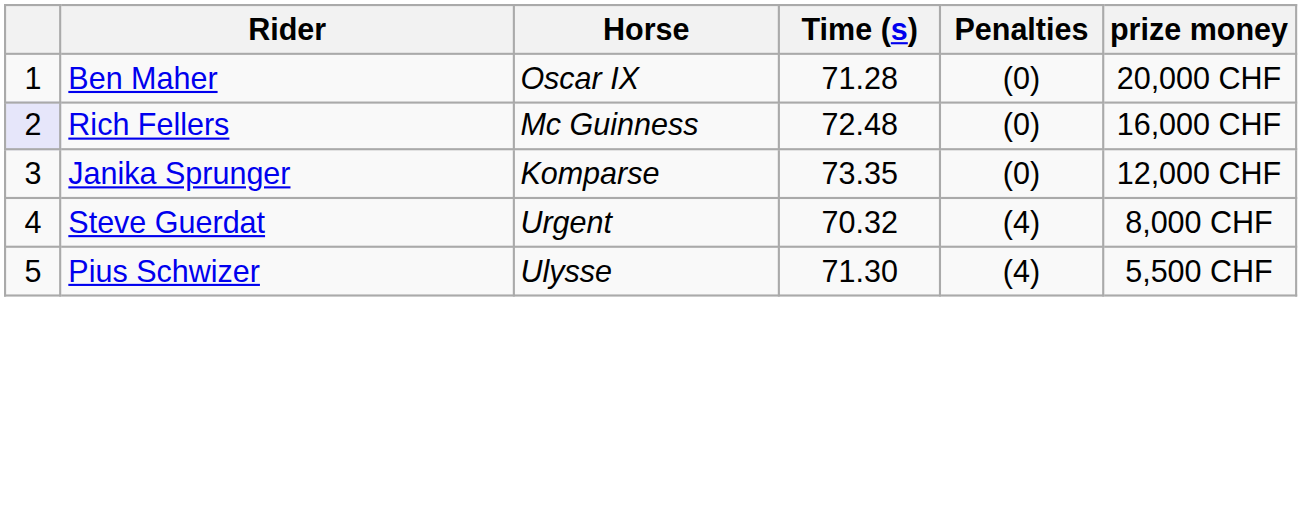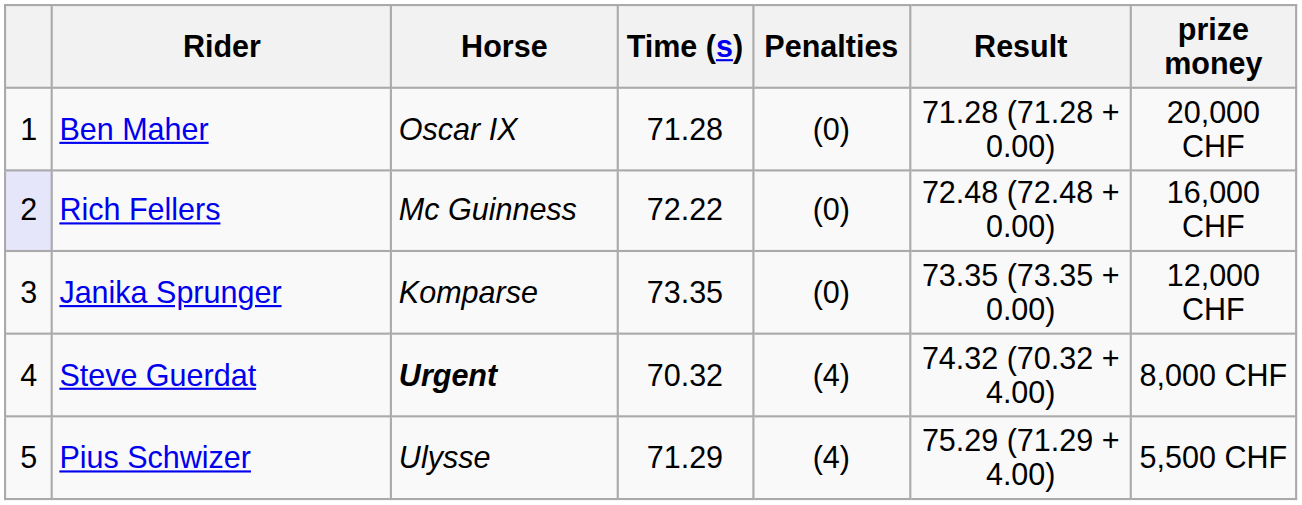+ column: (1021, 47)
(860, 126) 72.48 -> (685, 211) 72.22
(566, 222) normal -> (448, 375) bold
(860, 271) 71.30 -> (685, 457) 71.29
